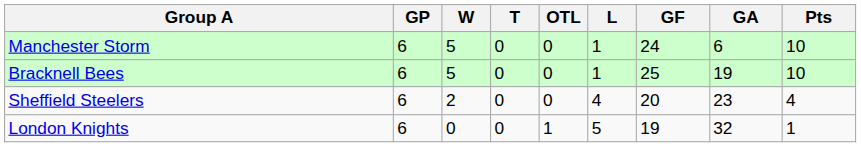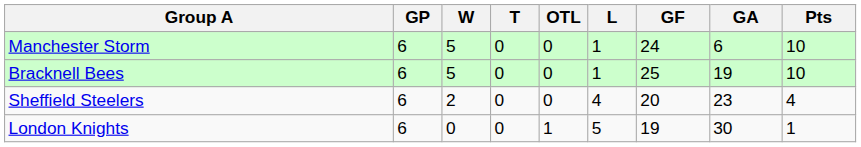(723, 127) 32 -> (723, 127) 30
